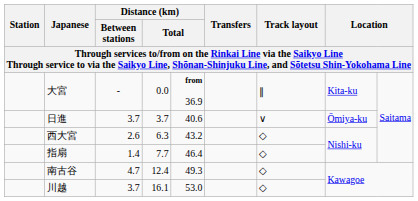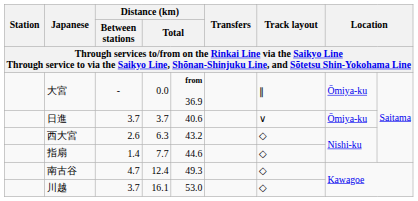(342, 91) Kita-ku -> (347, 91) Ōmiya-ku
(194, 153) 46.4 -> (194, 153) 44.6
